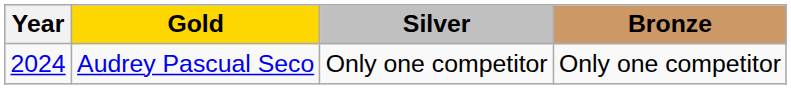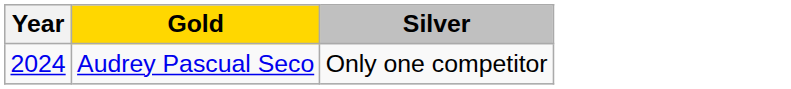- column: (670, 24)
